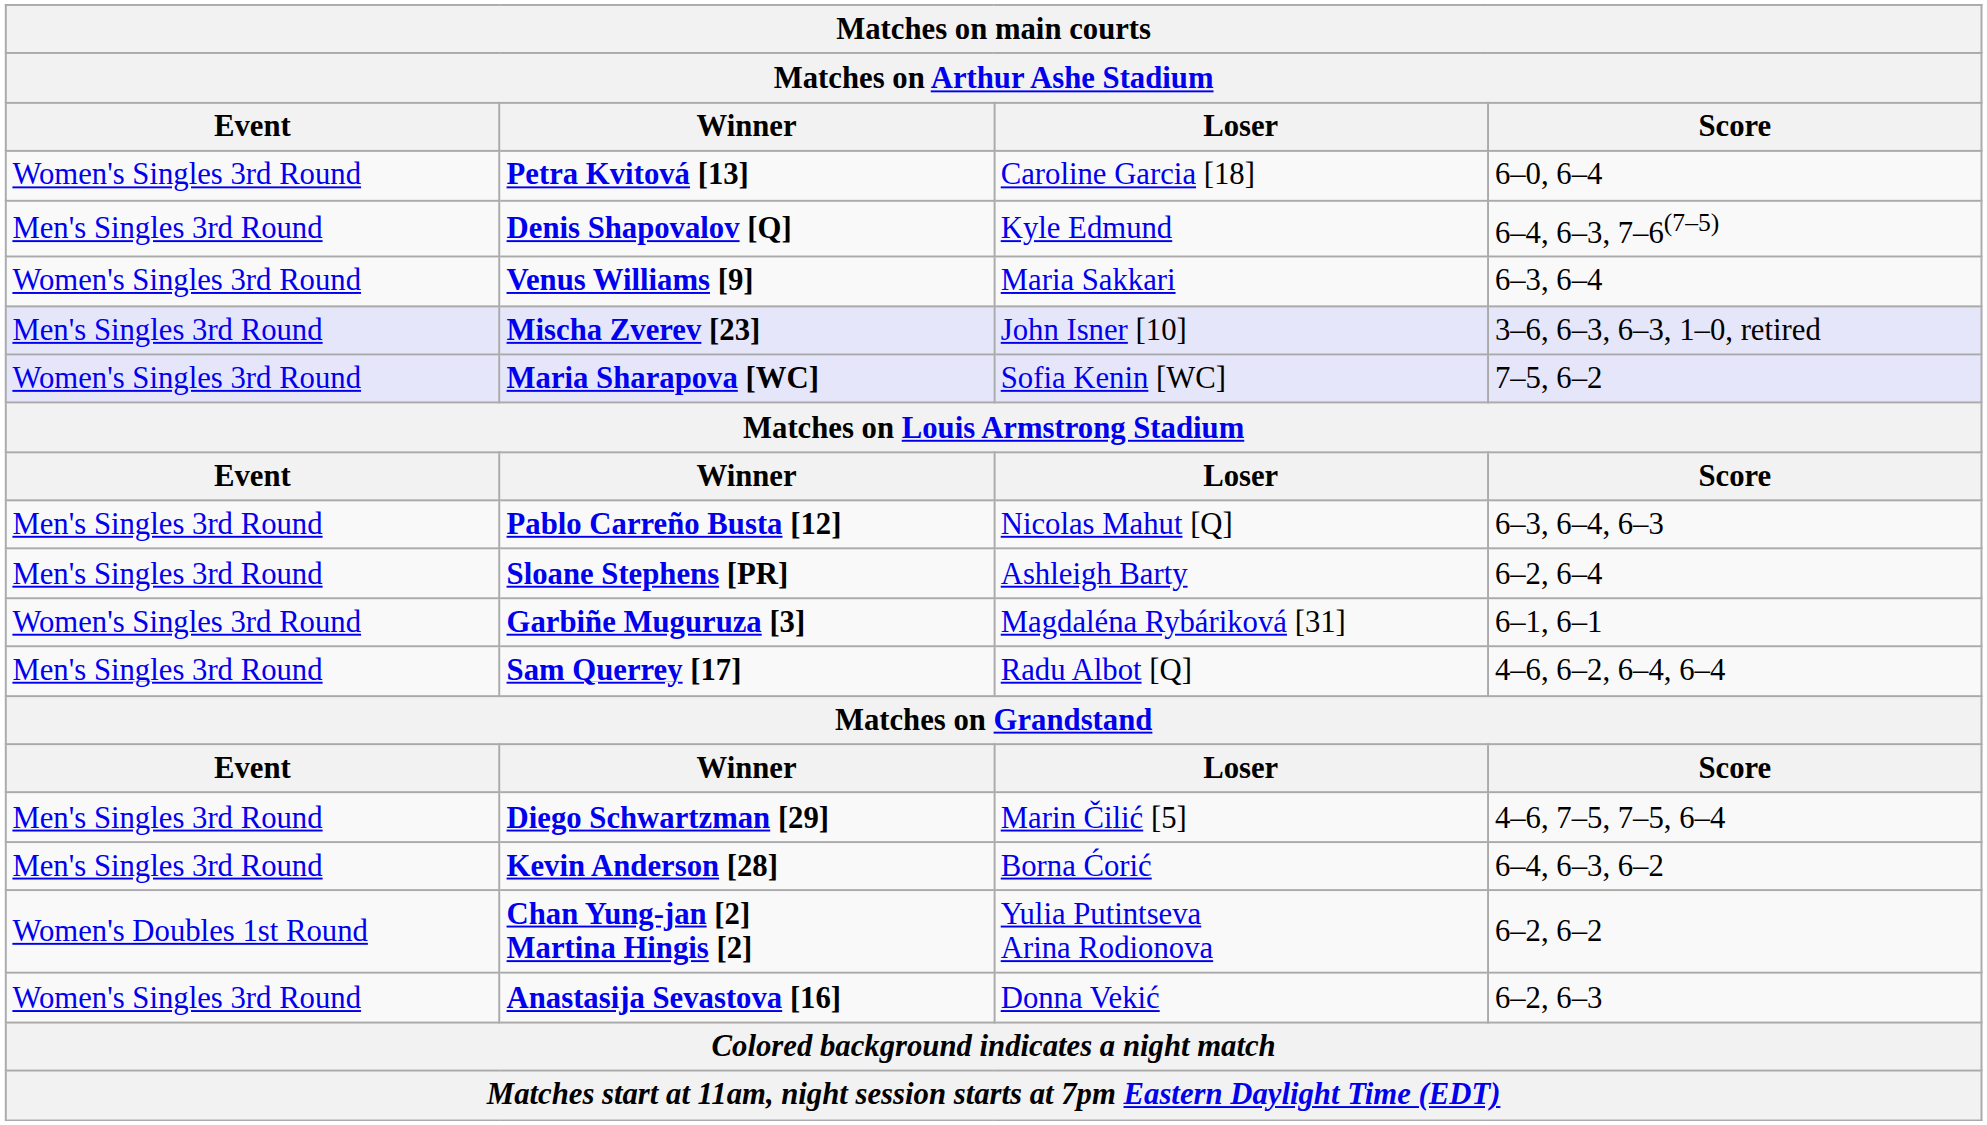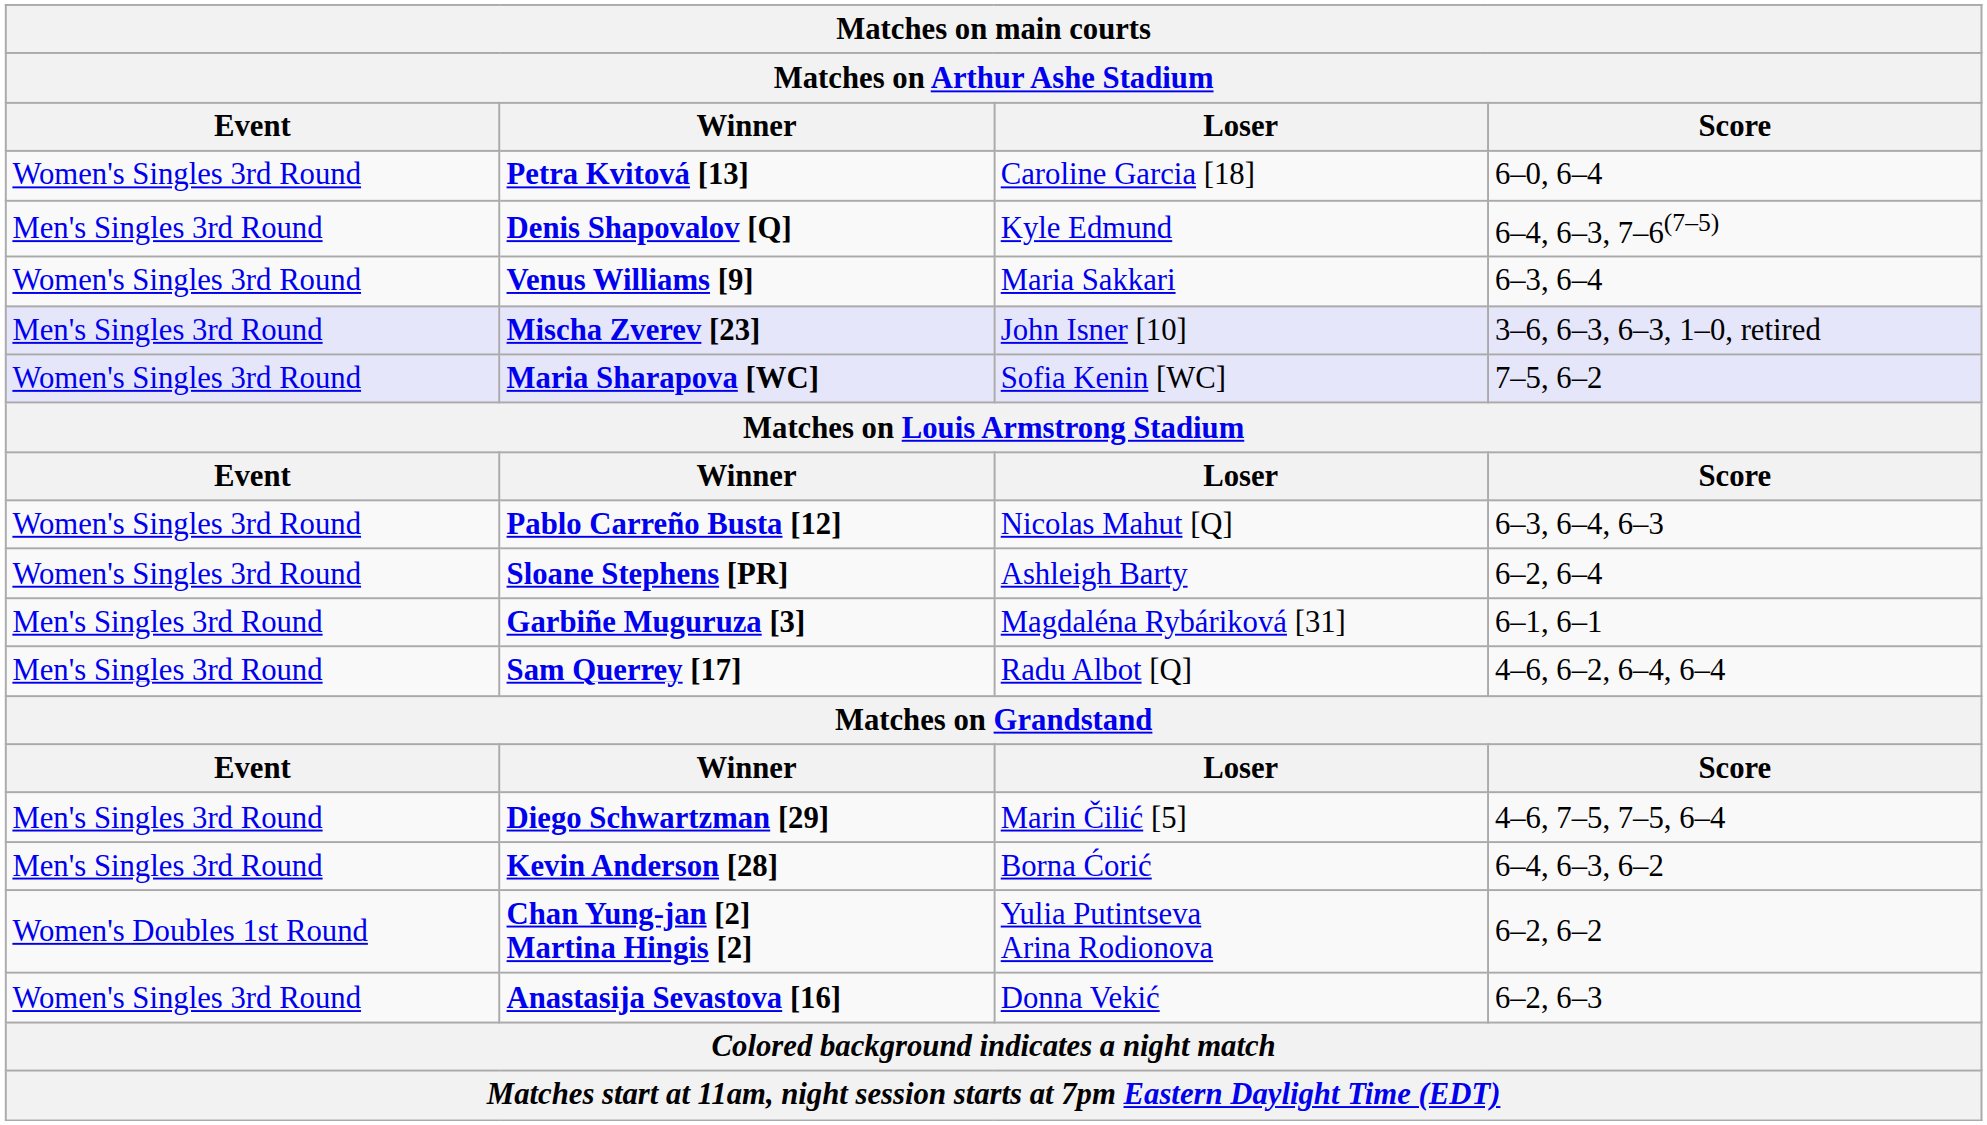(167, 524) Men's Singles 3rd Round -> (187, 524) Women's Singles 3rd Round
(167, 573) Men's Singles 3rd Round -> (187, 573) Women's Singles 3rd Round
(187, 621) Women's Singles 3rd Round -> (167, 621) Men's Singles 3rd Round
